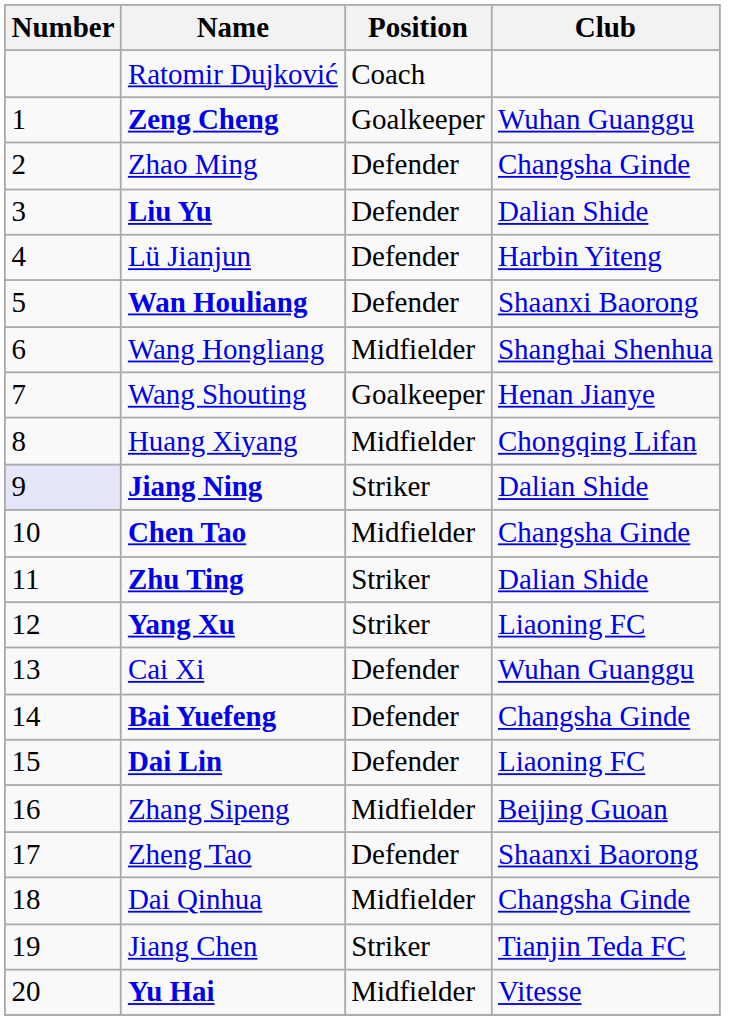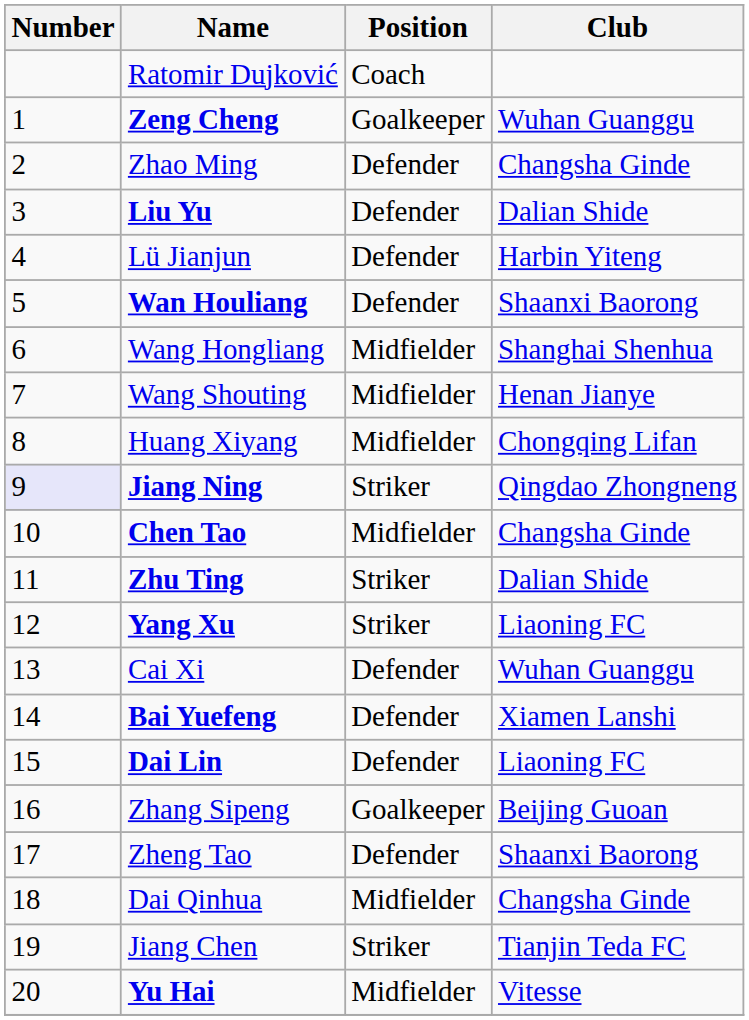(418, 394) Goalkeeper -> (413, 394) Midfielder
(573, 486) Dalian Shide -> (617, 486) Qingdao Zhongneng
(594, 716) Changsha Ginde -> (587, 716) Xiamen Lanshi
(413, 808) Midfielder -> (418, 808) Goalkeeper
